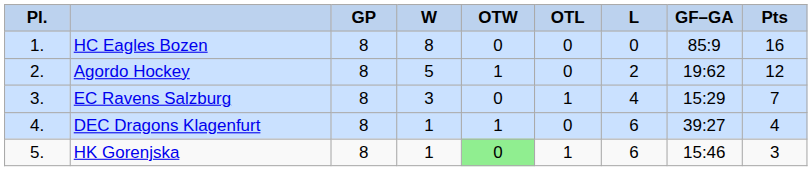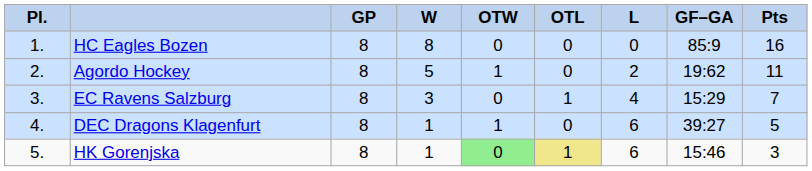(775, 71) 12 -> (775, 71) 11
(775, 125) 4 -> (775, 125) 5
(568, 152) no background -> (568, 152) khaki background
